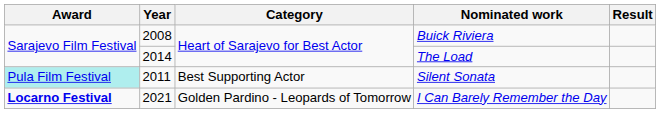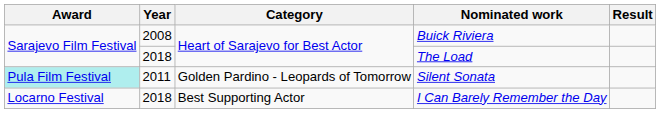(157, 56) 2014 -> (157, 56) 2018
(241, 77) Best Supporting Actor -> (294, 77) Golden Pardino - Leopards of Tomorrow
(60, 98) bold -> (56, 98) normal
(157, 98) 2021 -> (157, 98) 2018
(294, 98) Golden Pardino - Leopards of Tomorrow -> (241, 98) Best Supporting Actor
